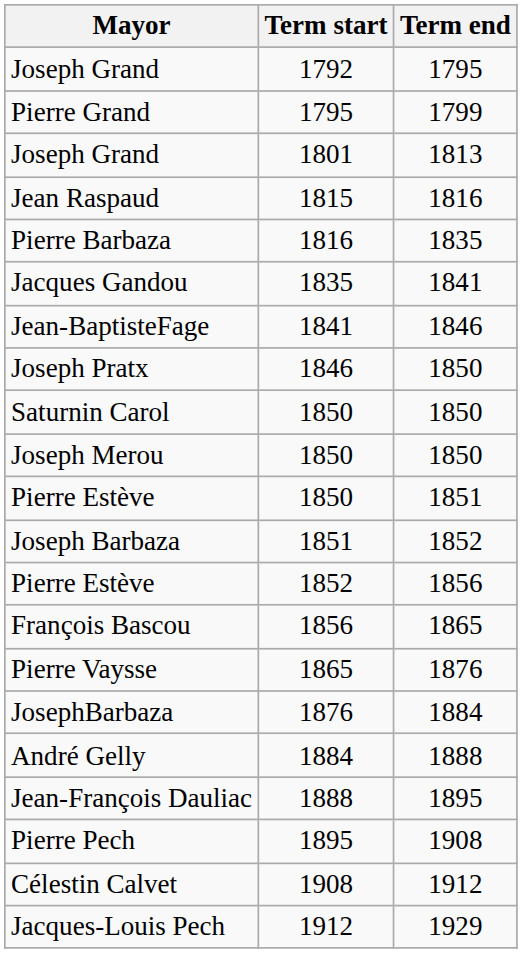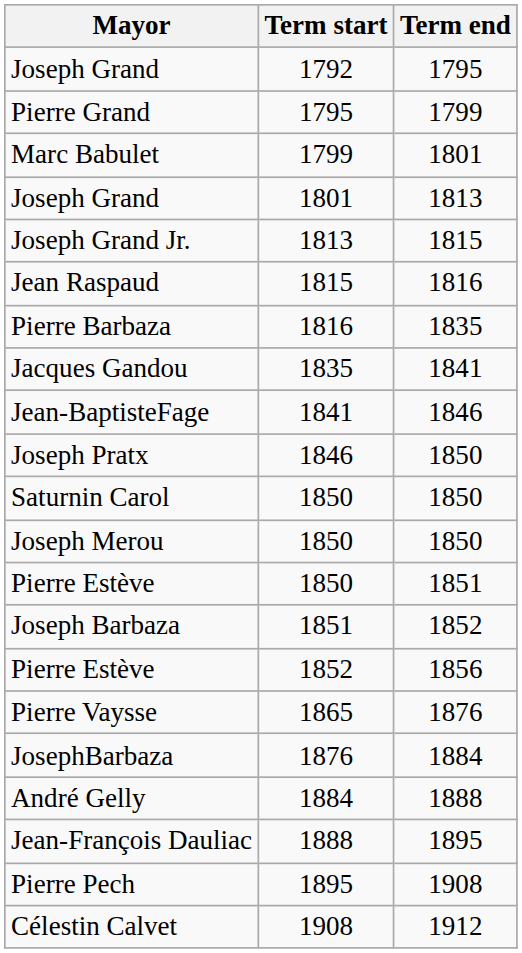+ row: (85, 154)
+ row: (101, 240)
- row: (101, 626)
- row: (118, 926)
